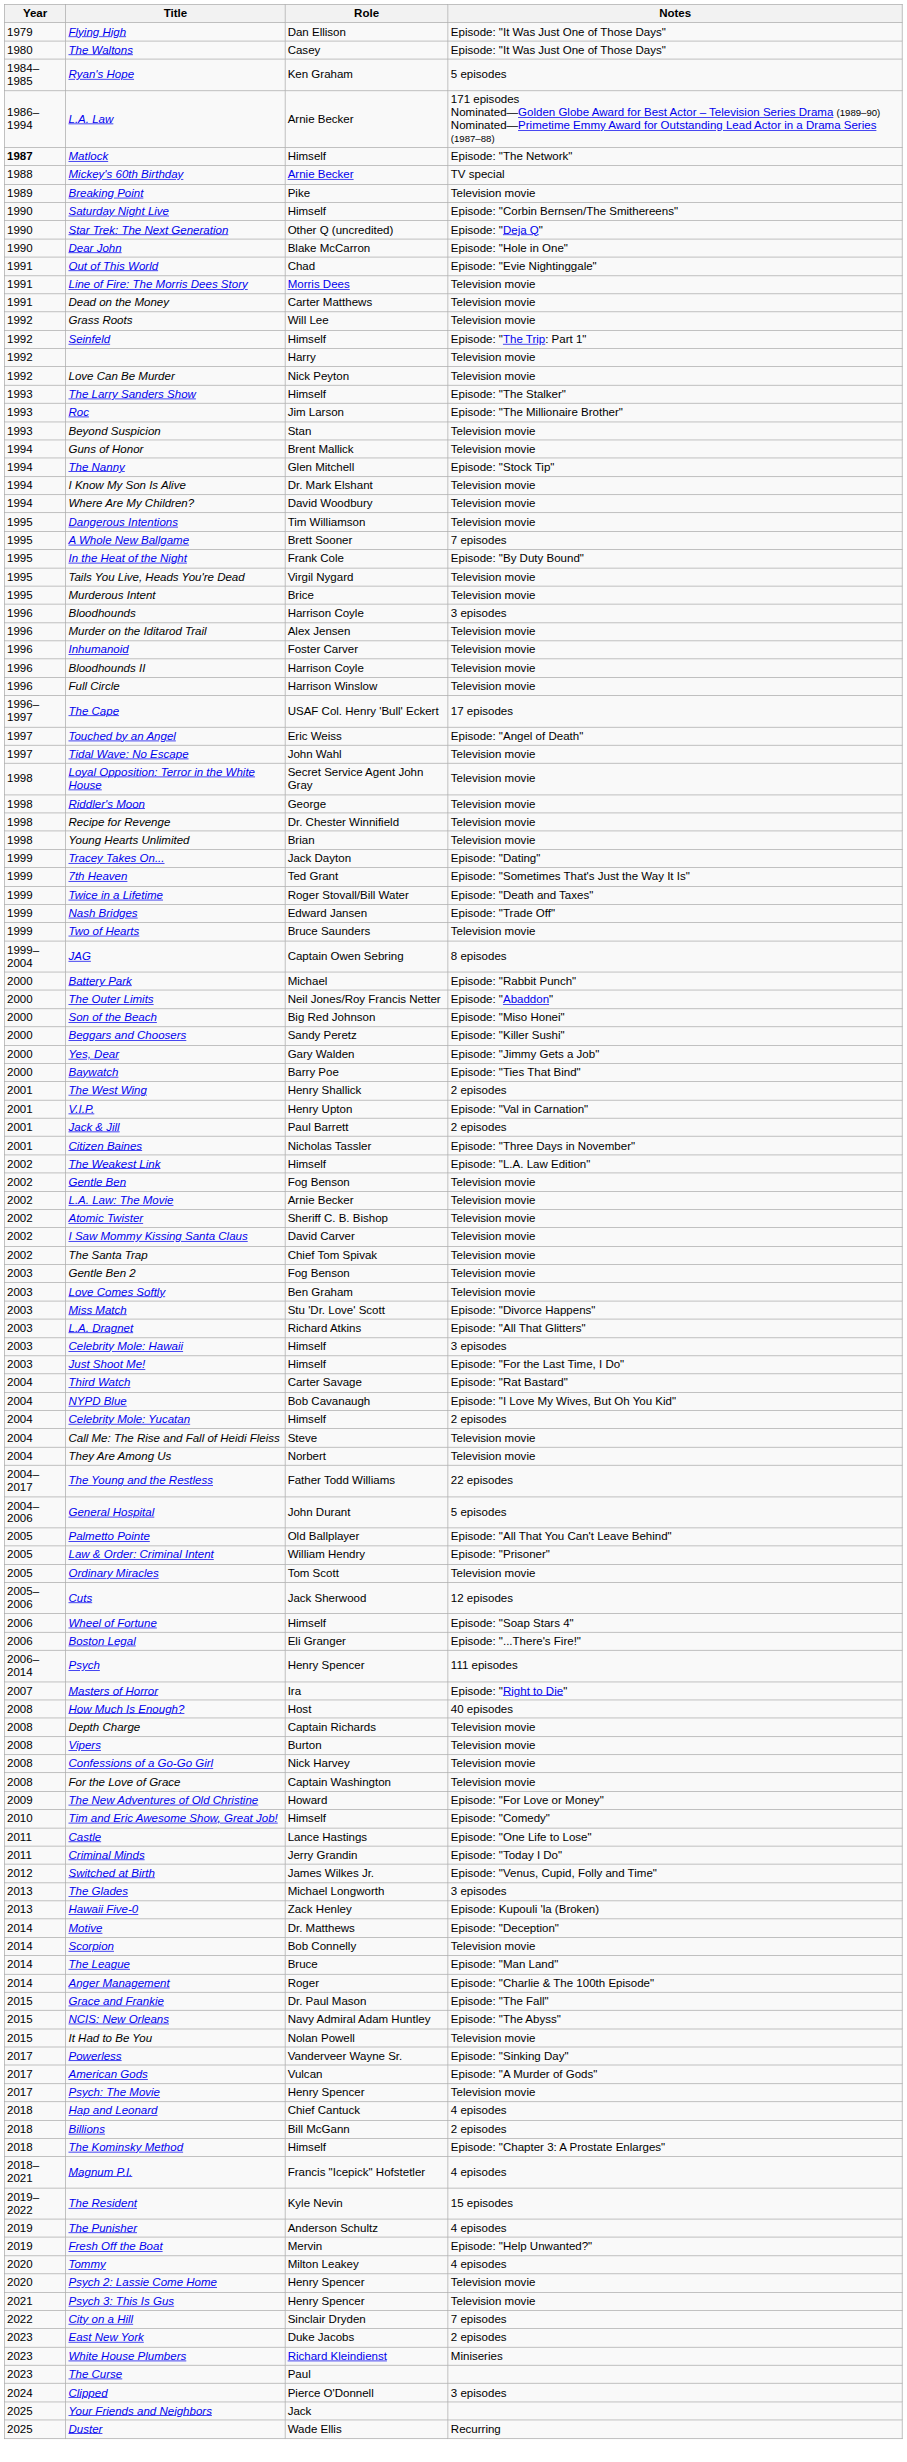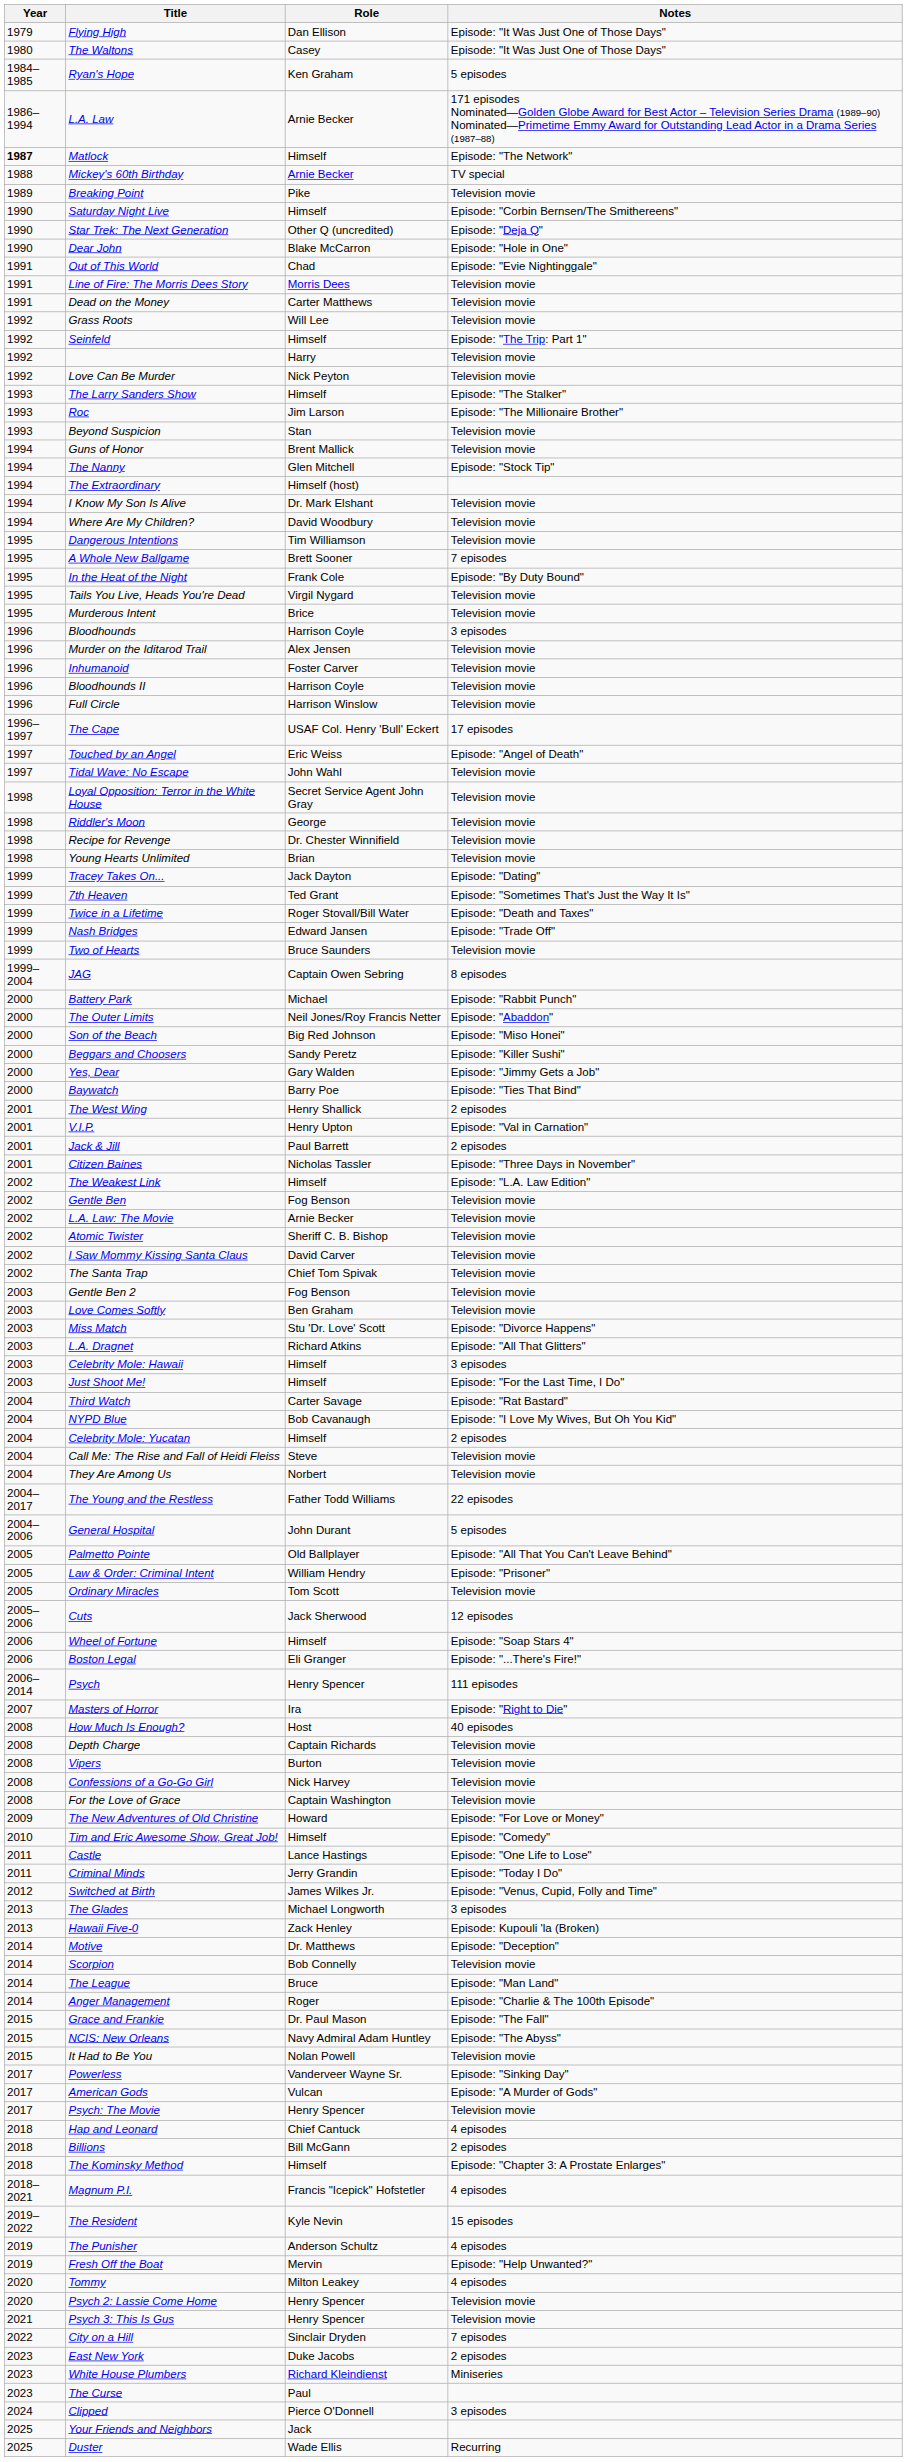+ row: (114, 485)
